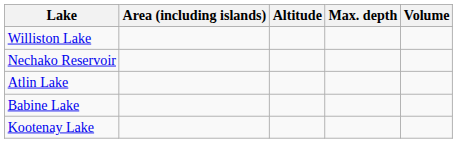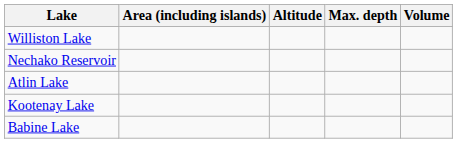rows swapped: (43, 104) <-> (51, 127)
